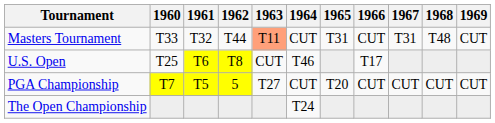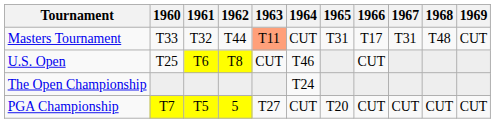(371, 38) CUT -> (371, 38) T17
(371, 61) T17 -> (371, 61) CUT
rows swapped: (77, 107) <-> (63, 84)
